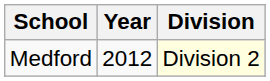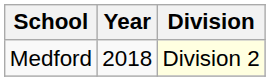(127, 57) 2012 -> (127, 57) 2018
